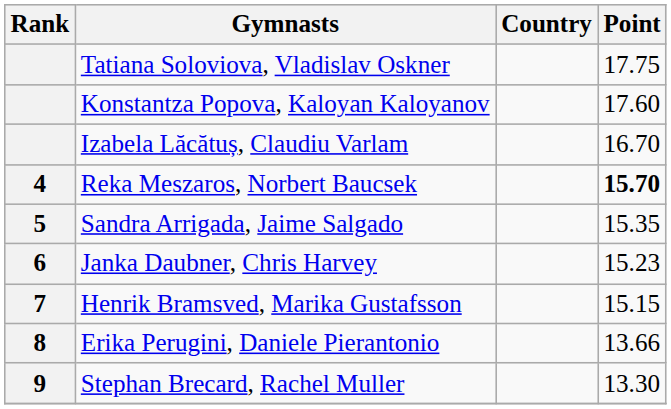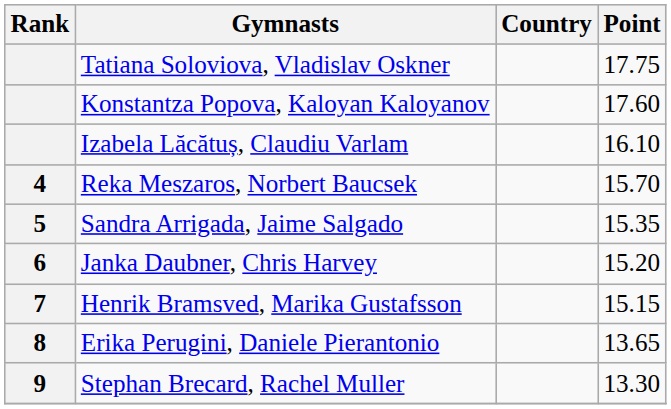(632, 143) 16.70 -> (632, 143) 16.10
(632, 183) bold -> (632, 183) normal
(632, 263) 15.23 -> (632, 263) 15.20
(632, 343) 13.66 -> (632, 343) 13.65
